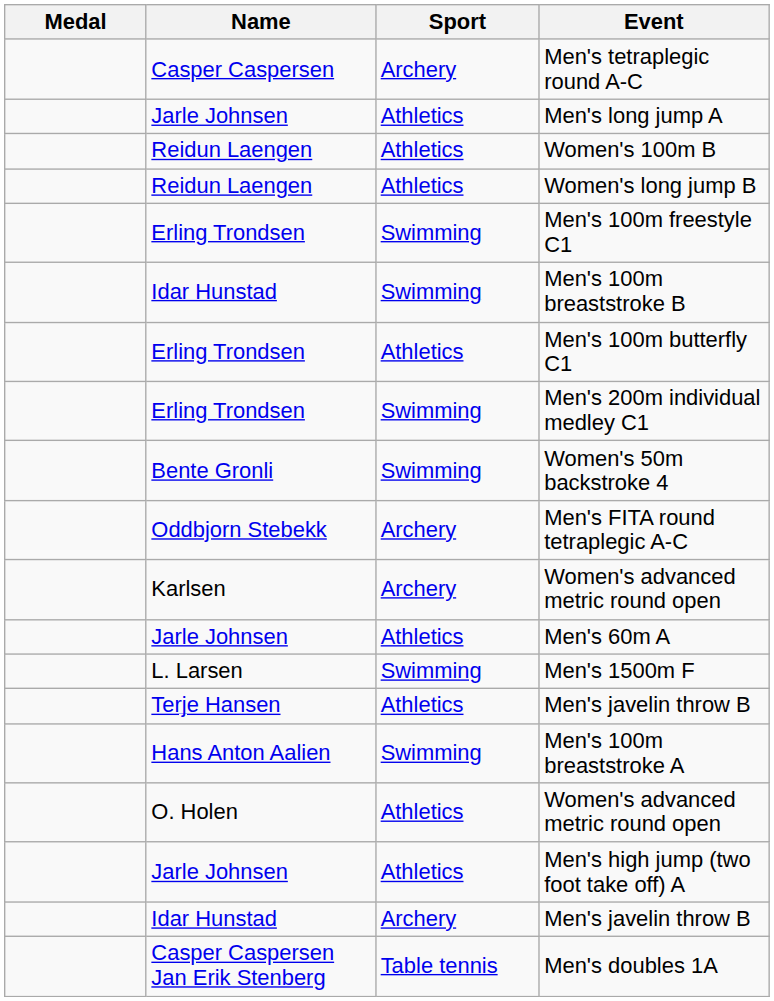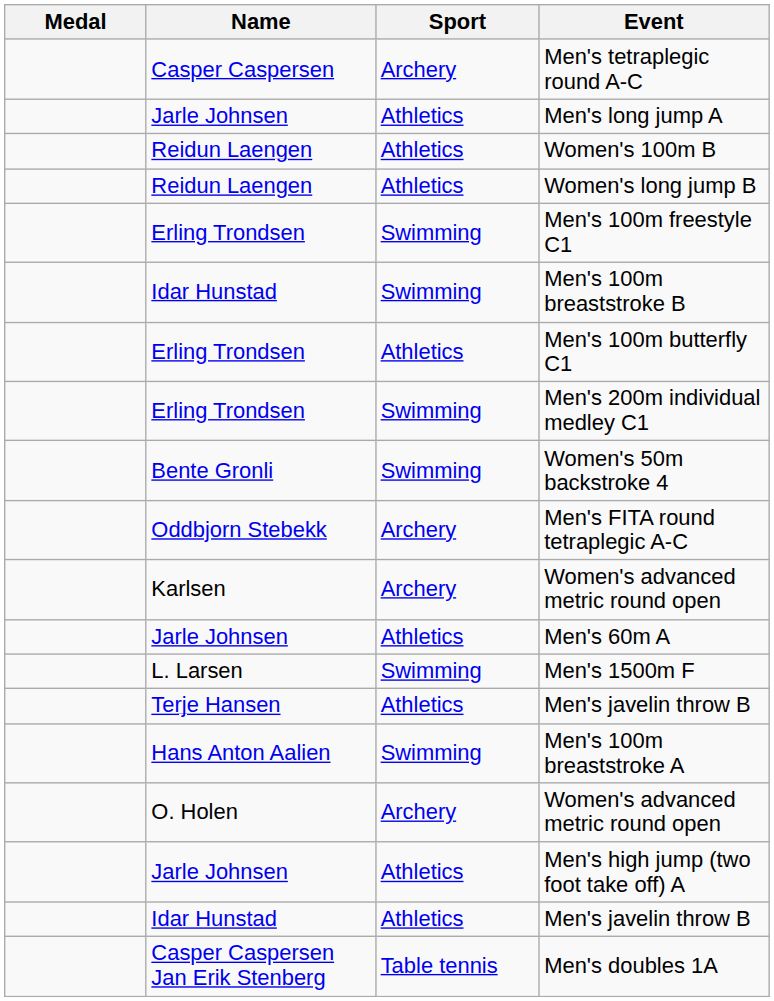(422, 812) Athletics -> (418, 812) Archery
(418, 918) Archery -> (422, 918) Athletics
